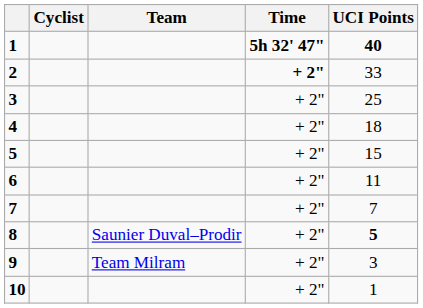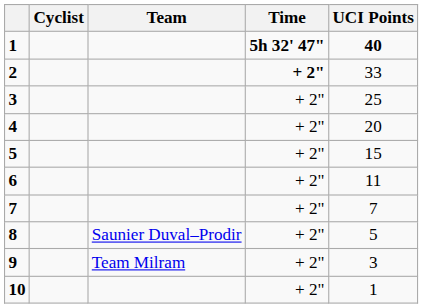(373, 126) 18 -> (373, 126) 20
(373, 235) bold -> (373, 235) normal
